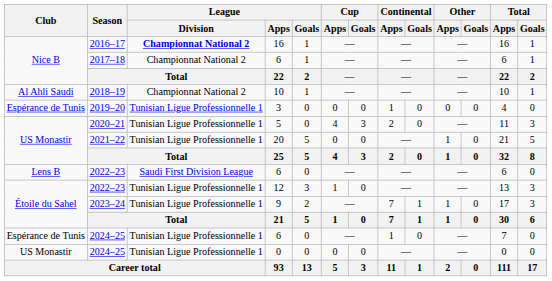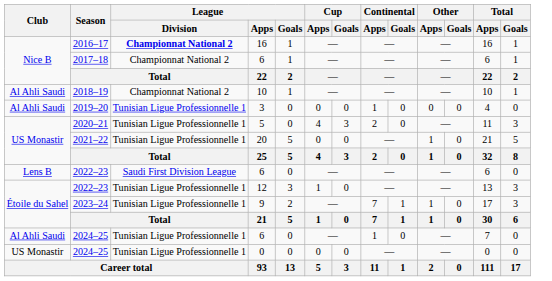(46, 108) Espérance de Tunis -> (37, 108) Al Ahli Saudi
(46, 236) Espérance de Tunis -> (37, 236) Al Ahli Saudi
